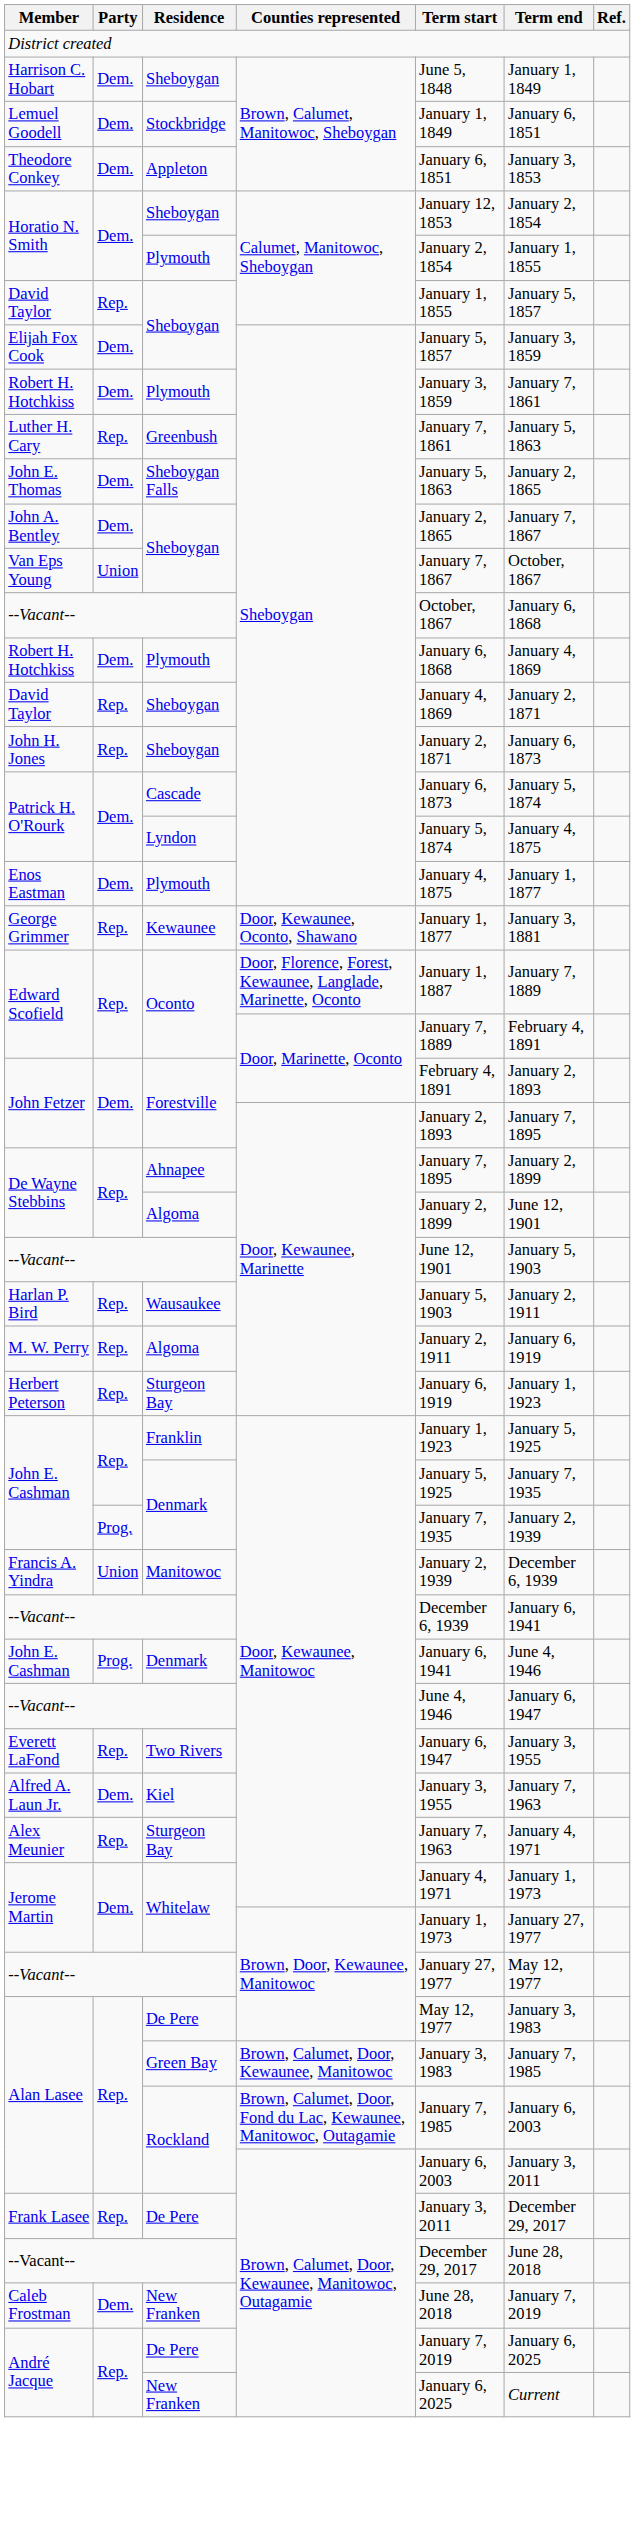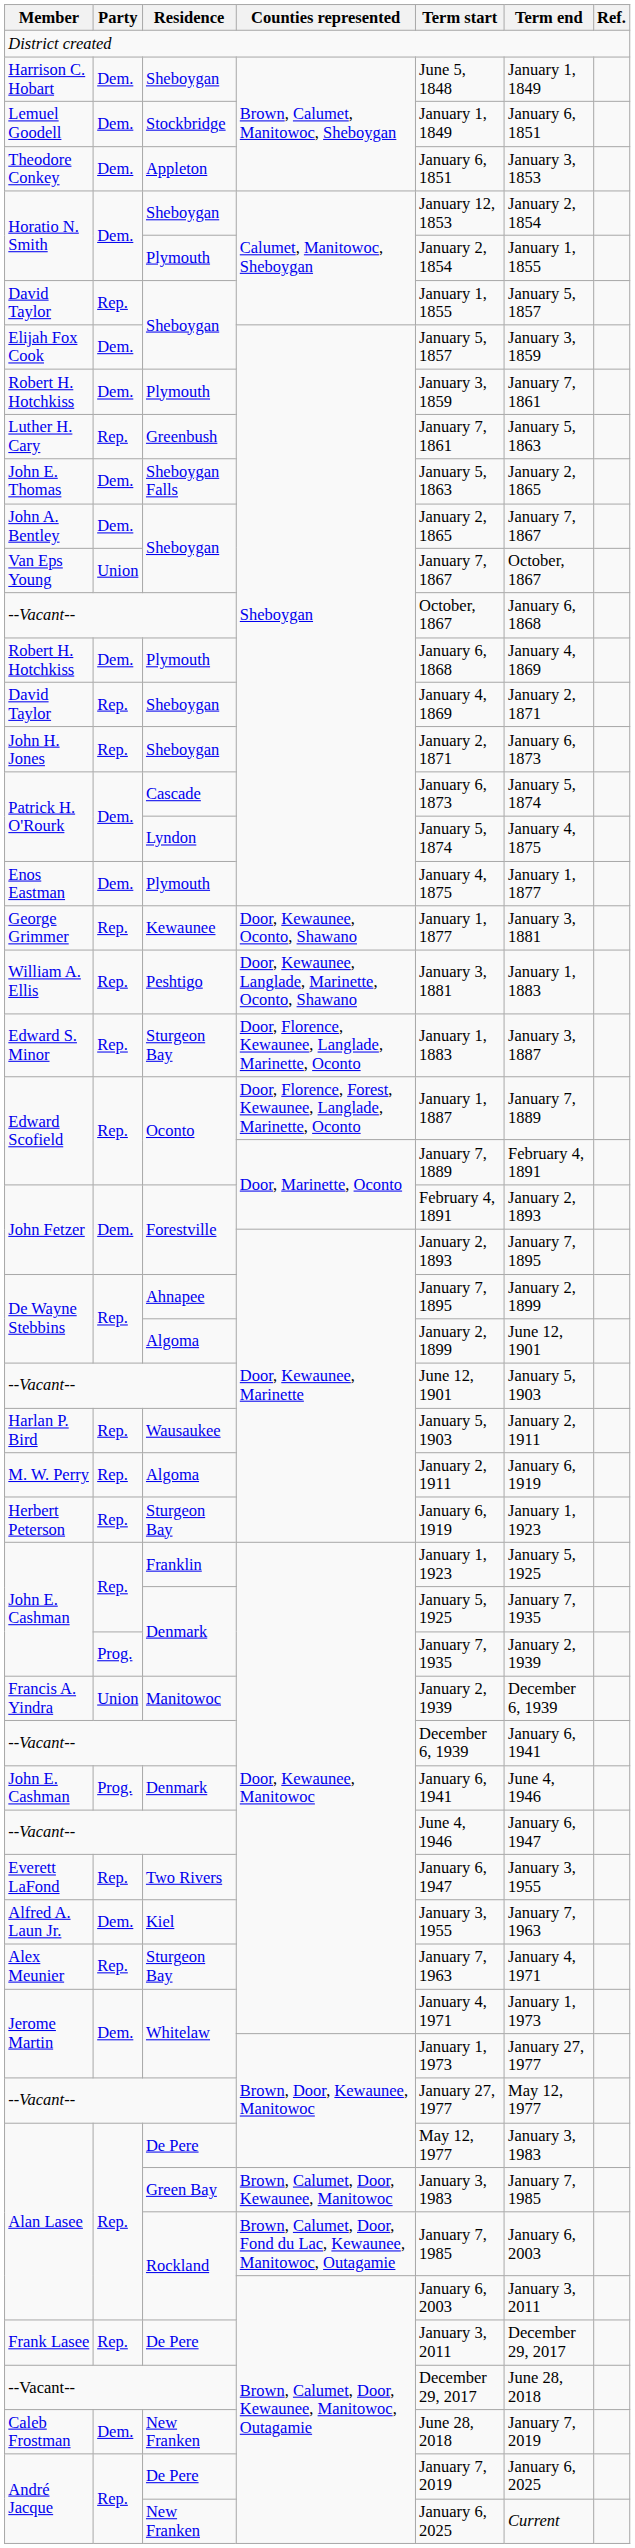+ row: (45, 981)
+ row: (43, 1045)
